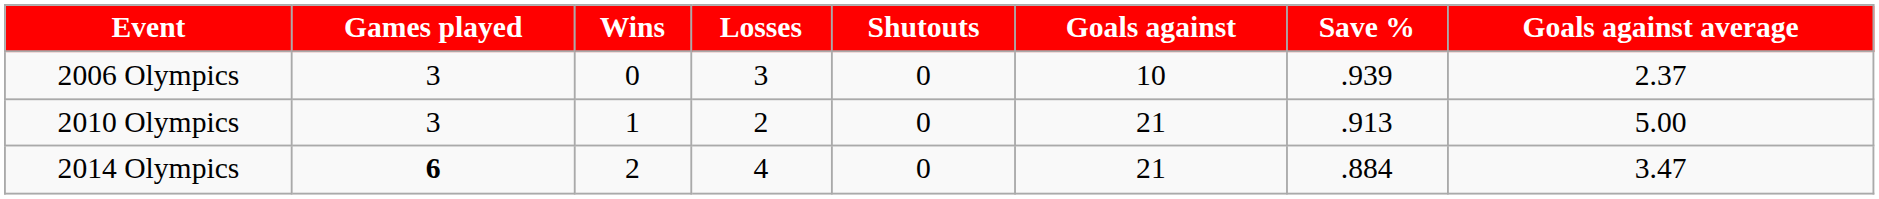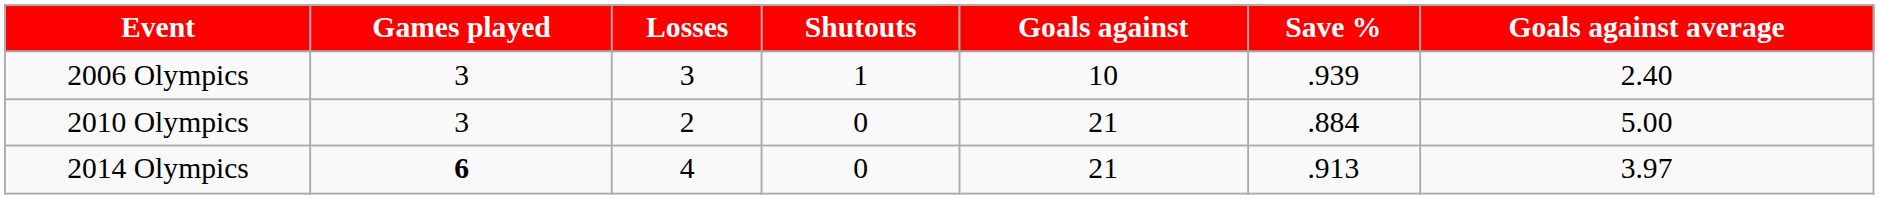- column: (632, 27)
(924, 74) 0 -> (861, 74) 1
(1661, 74) 2.37 -> (1647, 74) 2.40
(1367, 121) .913 -> (1333, 121) .884
(1367, 168) .884 -> (1333, 168) .913
(1661, 168) 3.47 -> (1647, 168) 3.97
